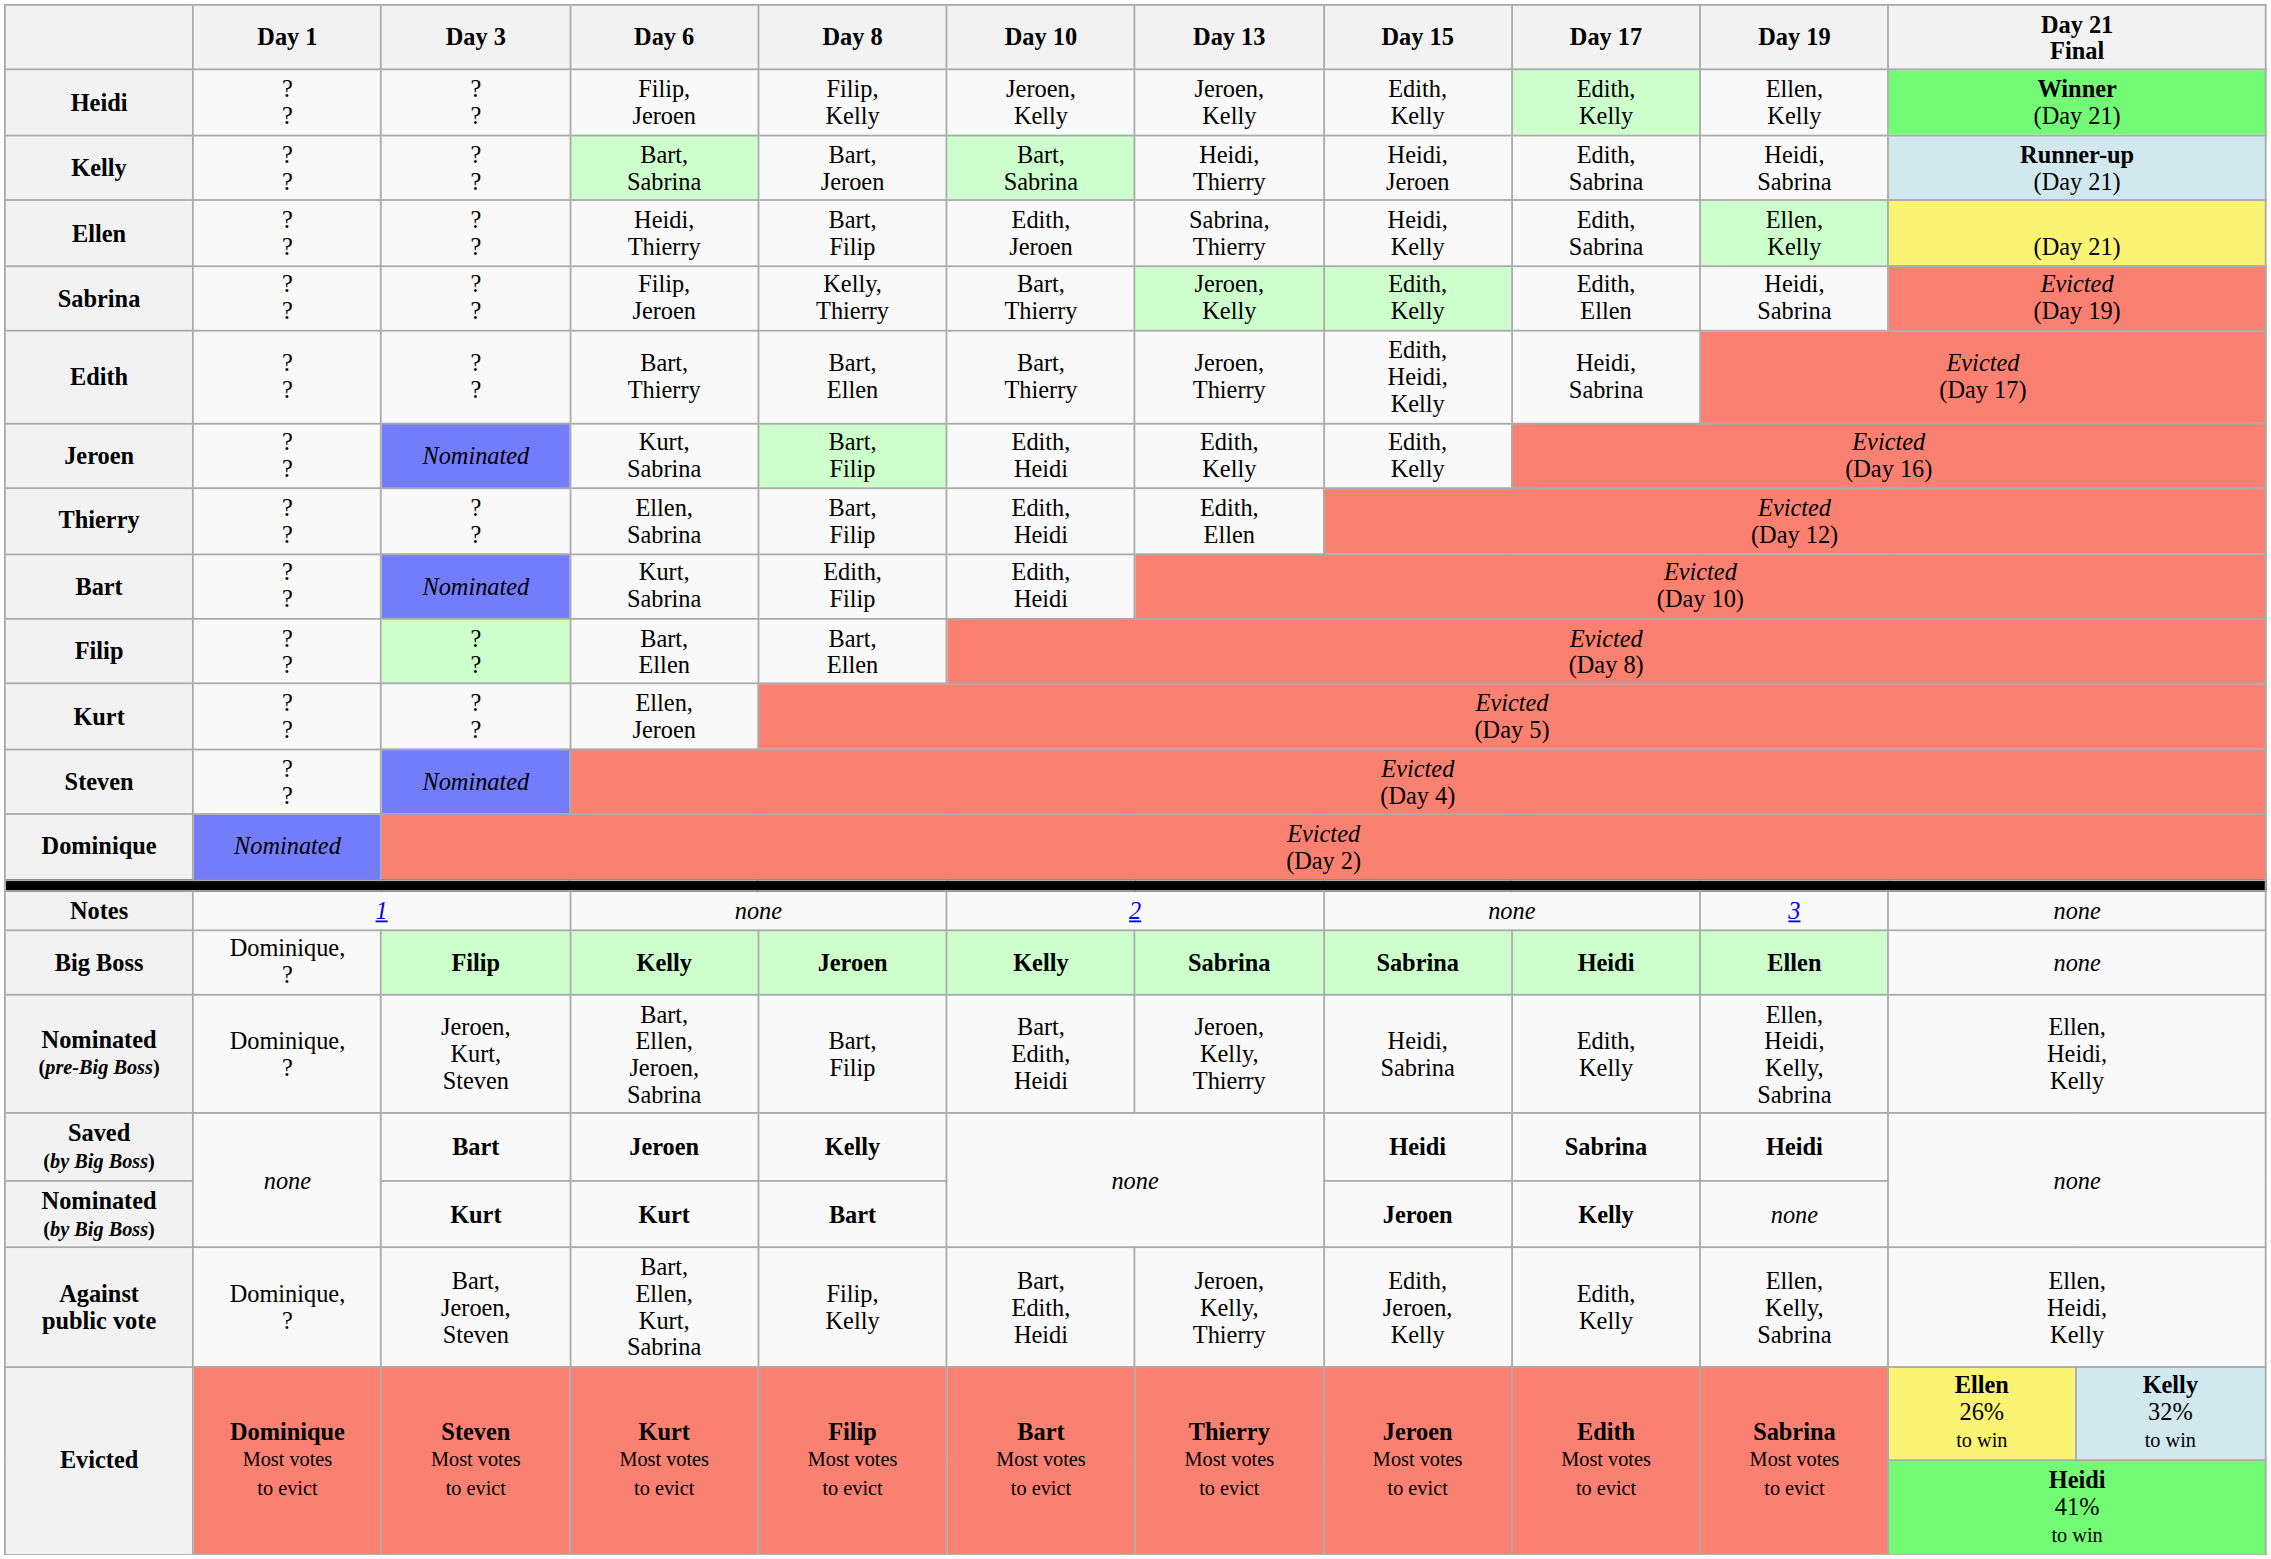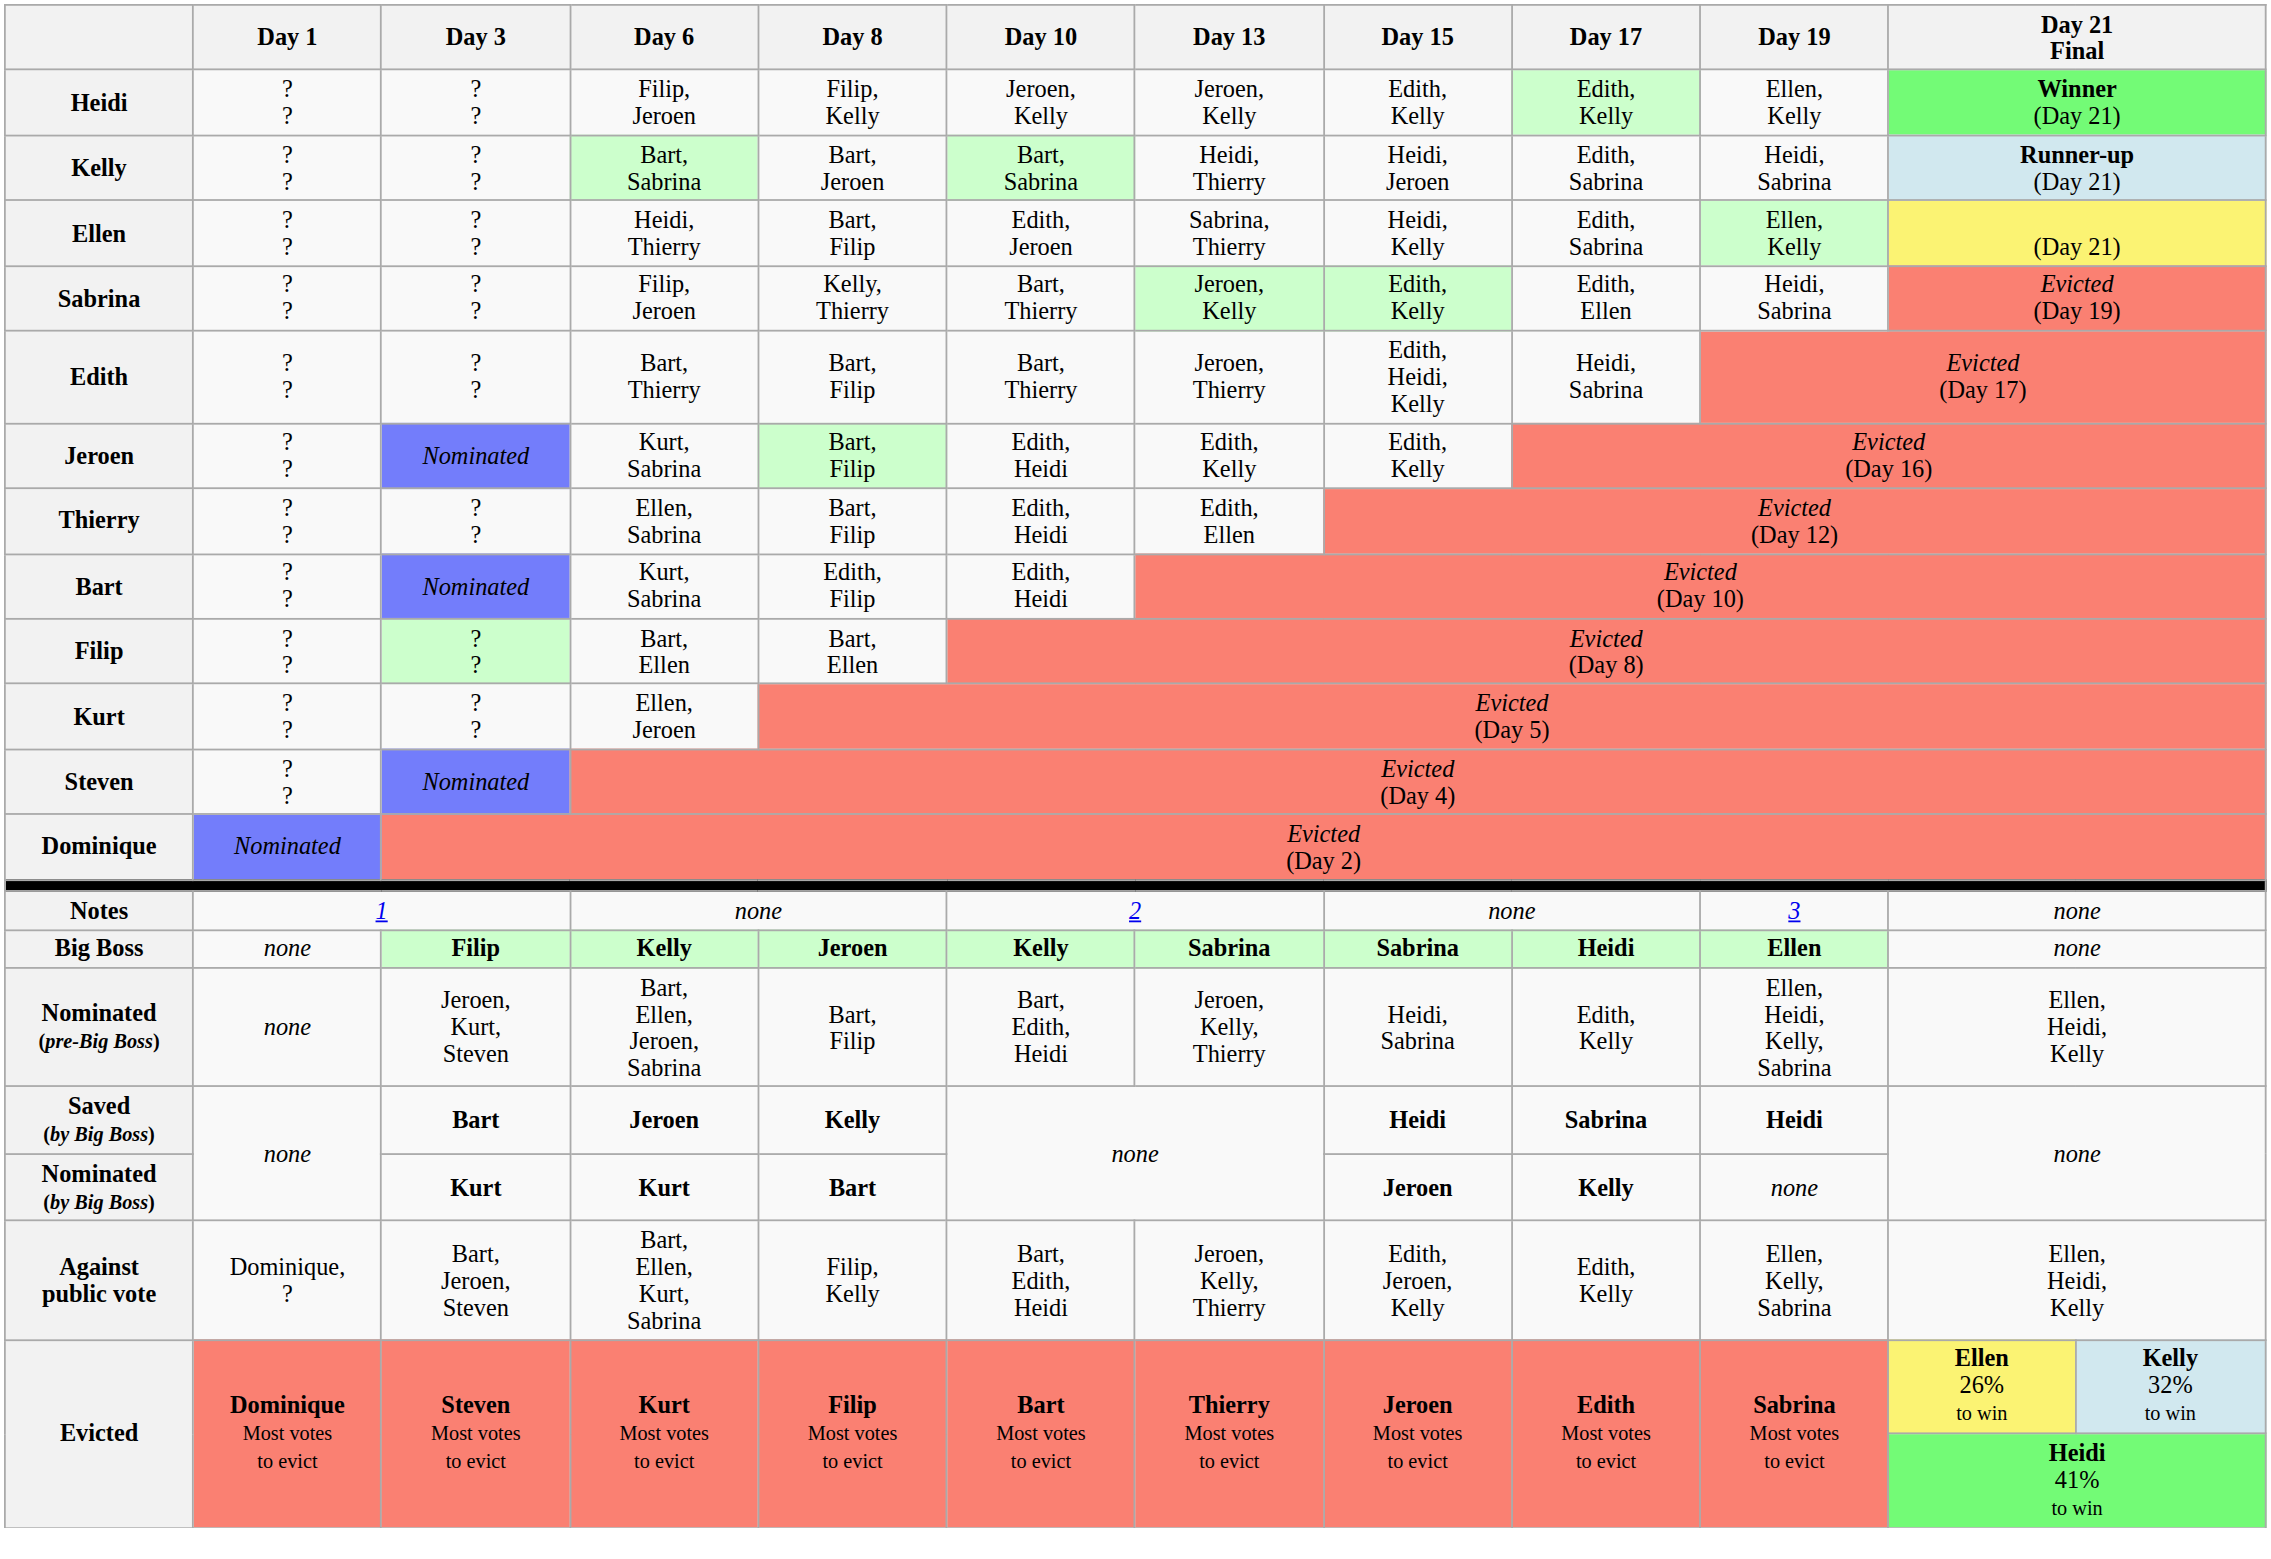(853, 377) Bart, Ellen -> (853, 377) Bart, Filip
(287, 962) Dominique, ? -> (287, 948) none
(287, 1054) Dominique, ? -> (287, 1027) none
